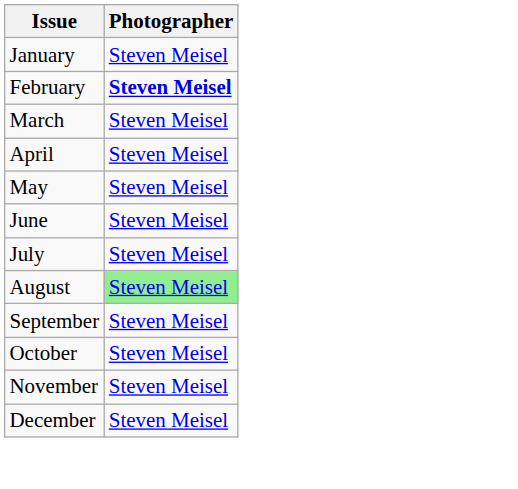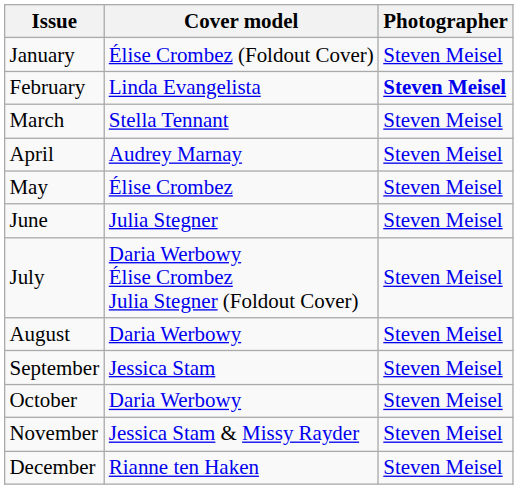+ column: (241, 21)
(168, 287) lightgreen background -> (443, 334) no background
